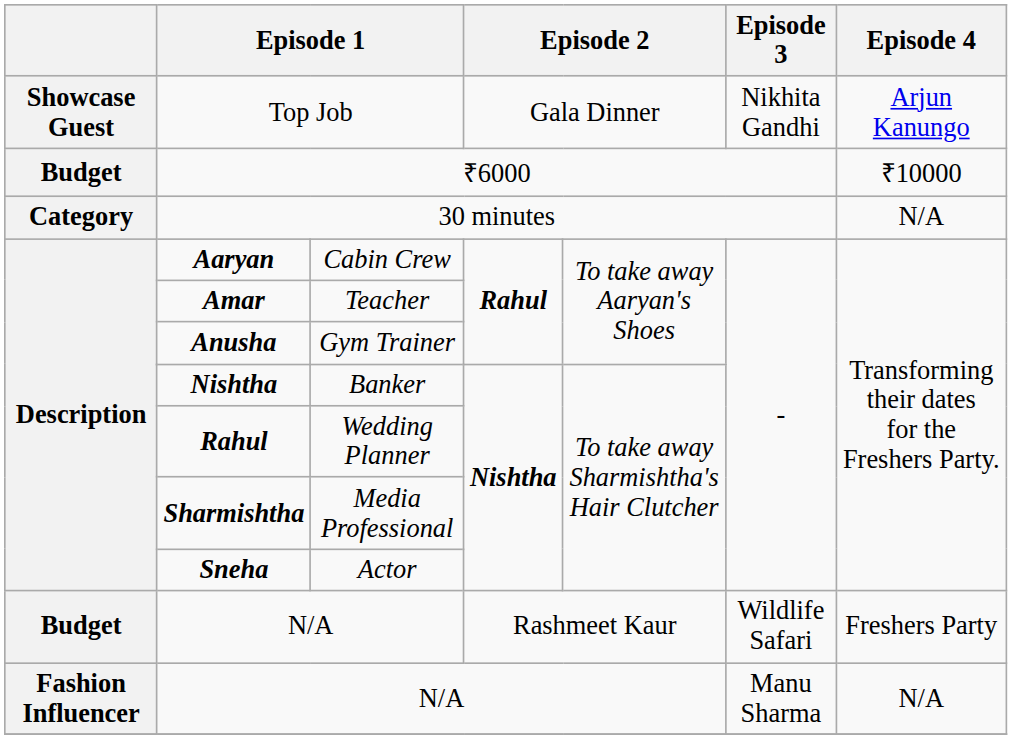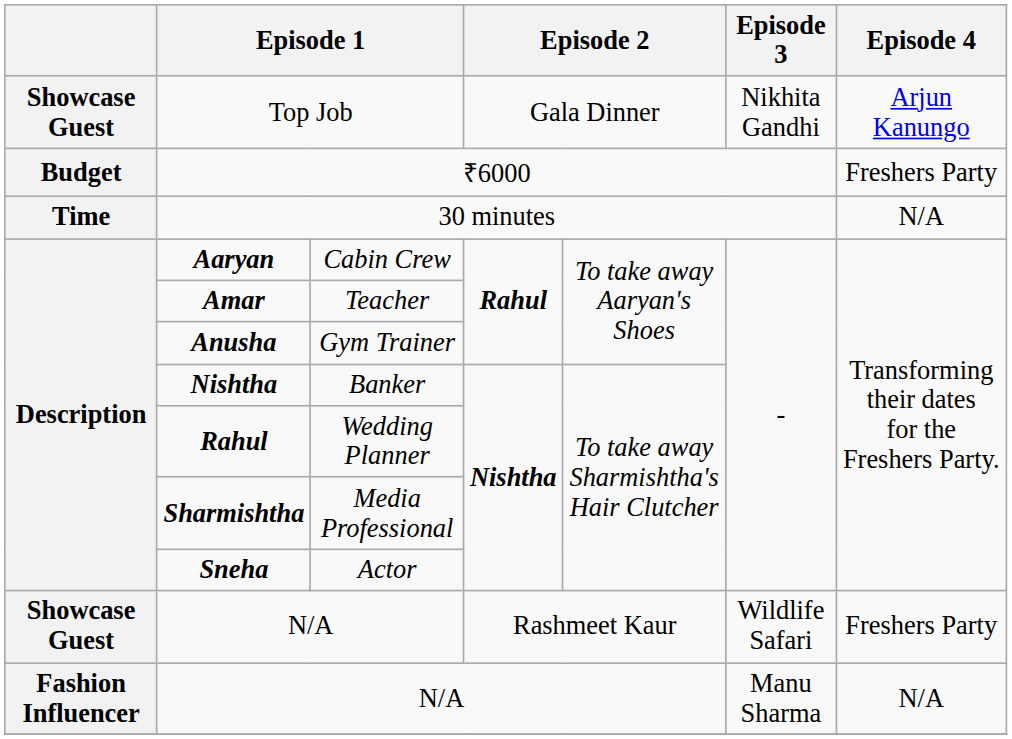(921, 173) ₹10000 -> (921, 171) Freshers Party
(81, 217) Category -> (81, 217) Time
(81, 626) Budget -> (81, 626) Showcase Guest
